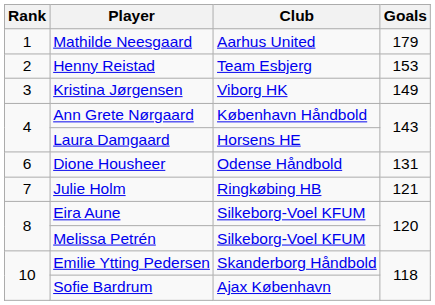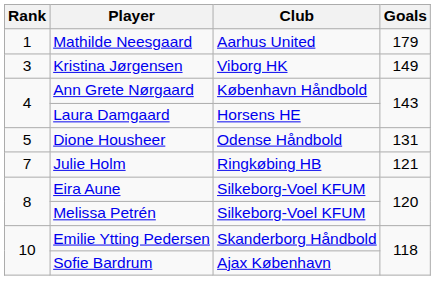- row: (104, 66)
(27, 164) 6 -> (27, 139) 5
